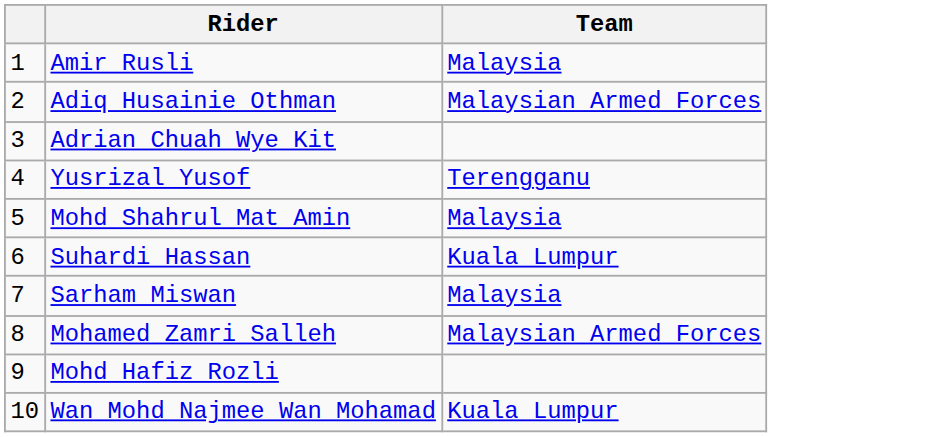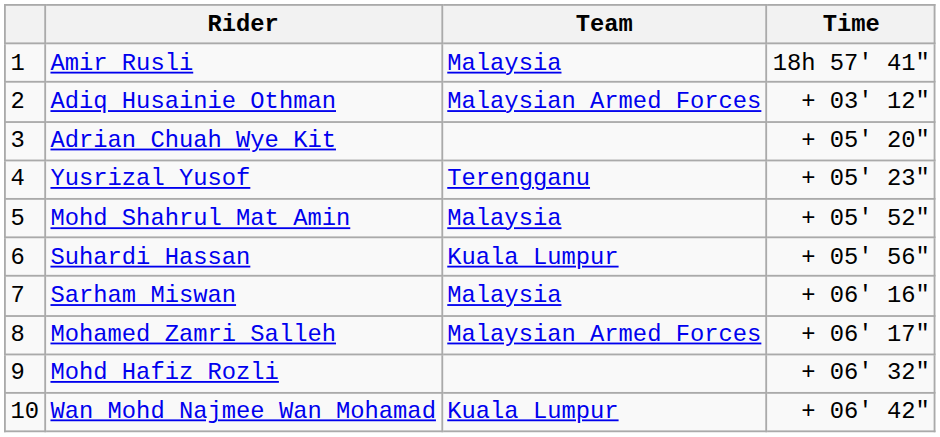+ column: (851, 24)
